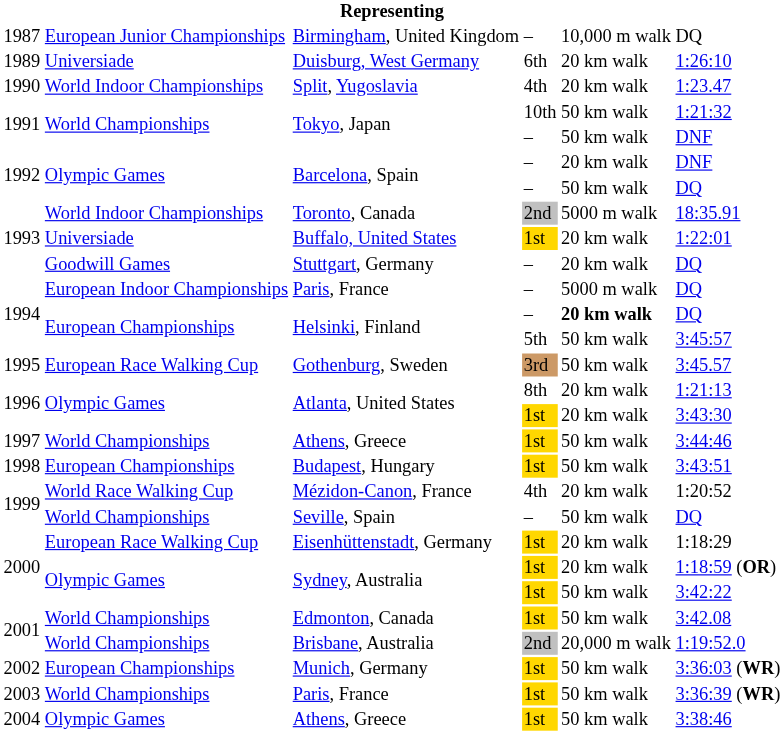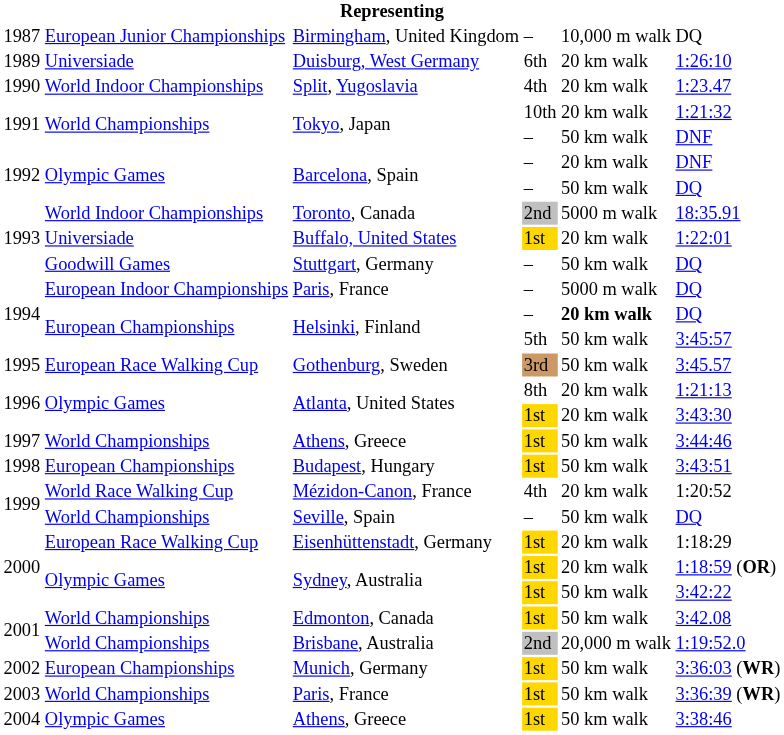(604, 111) 50 km walk -> (604, 111) 20 km walk
(604, 263) 20 km walk -> (604, 263) 50 km walk
